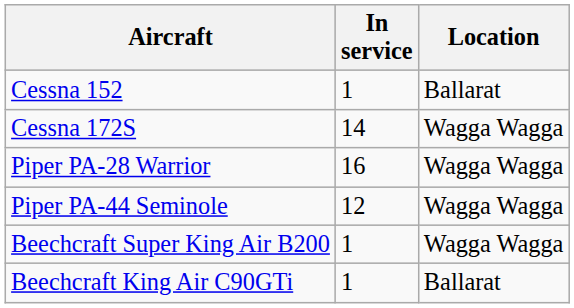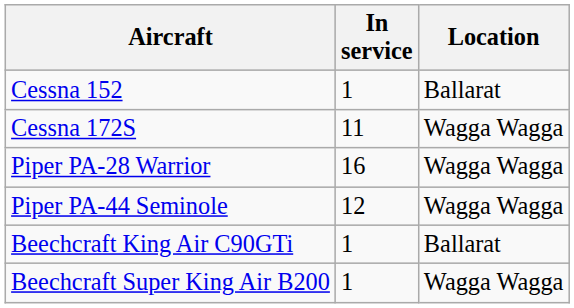(353, 128) 14 -> (353, 128) 11
rows swapped: (152, 282) <-> (170, 243)
